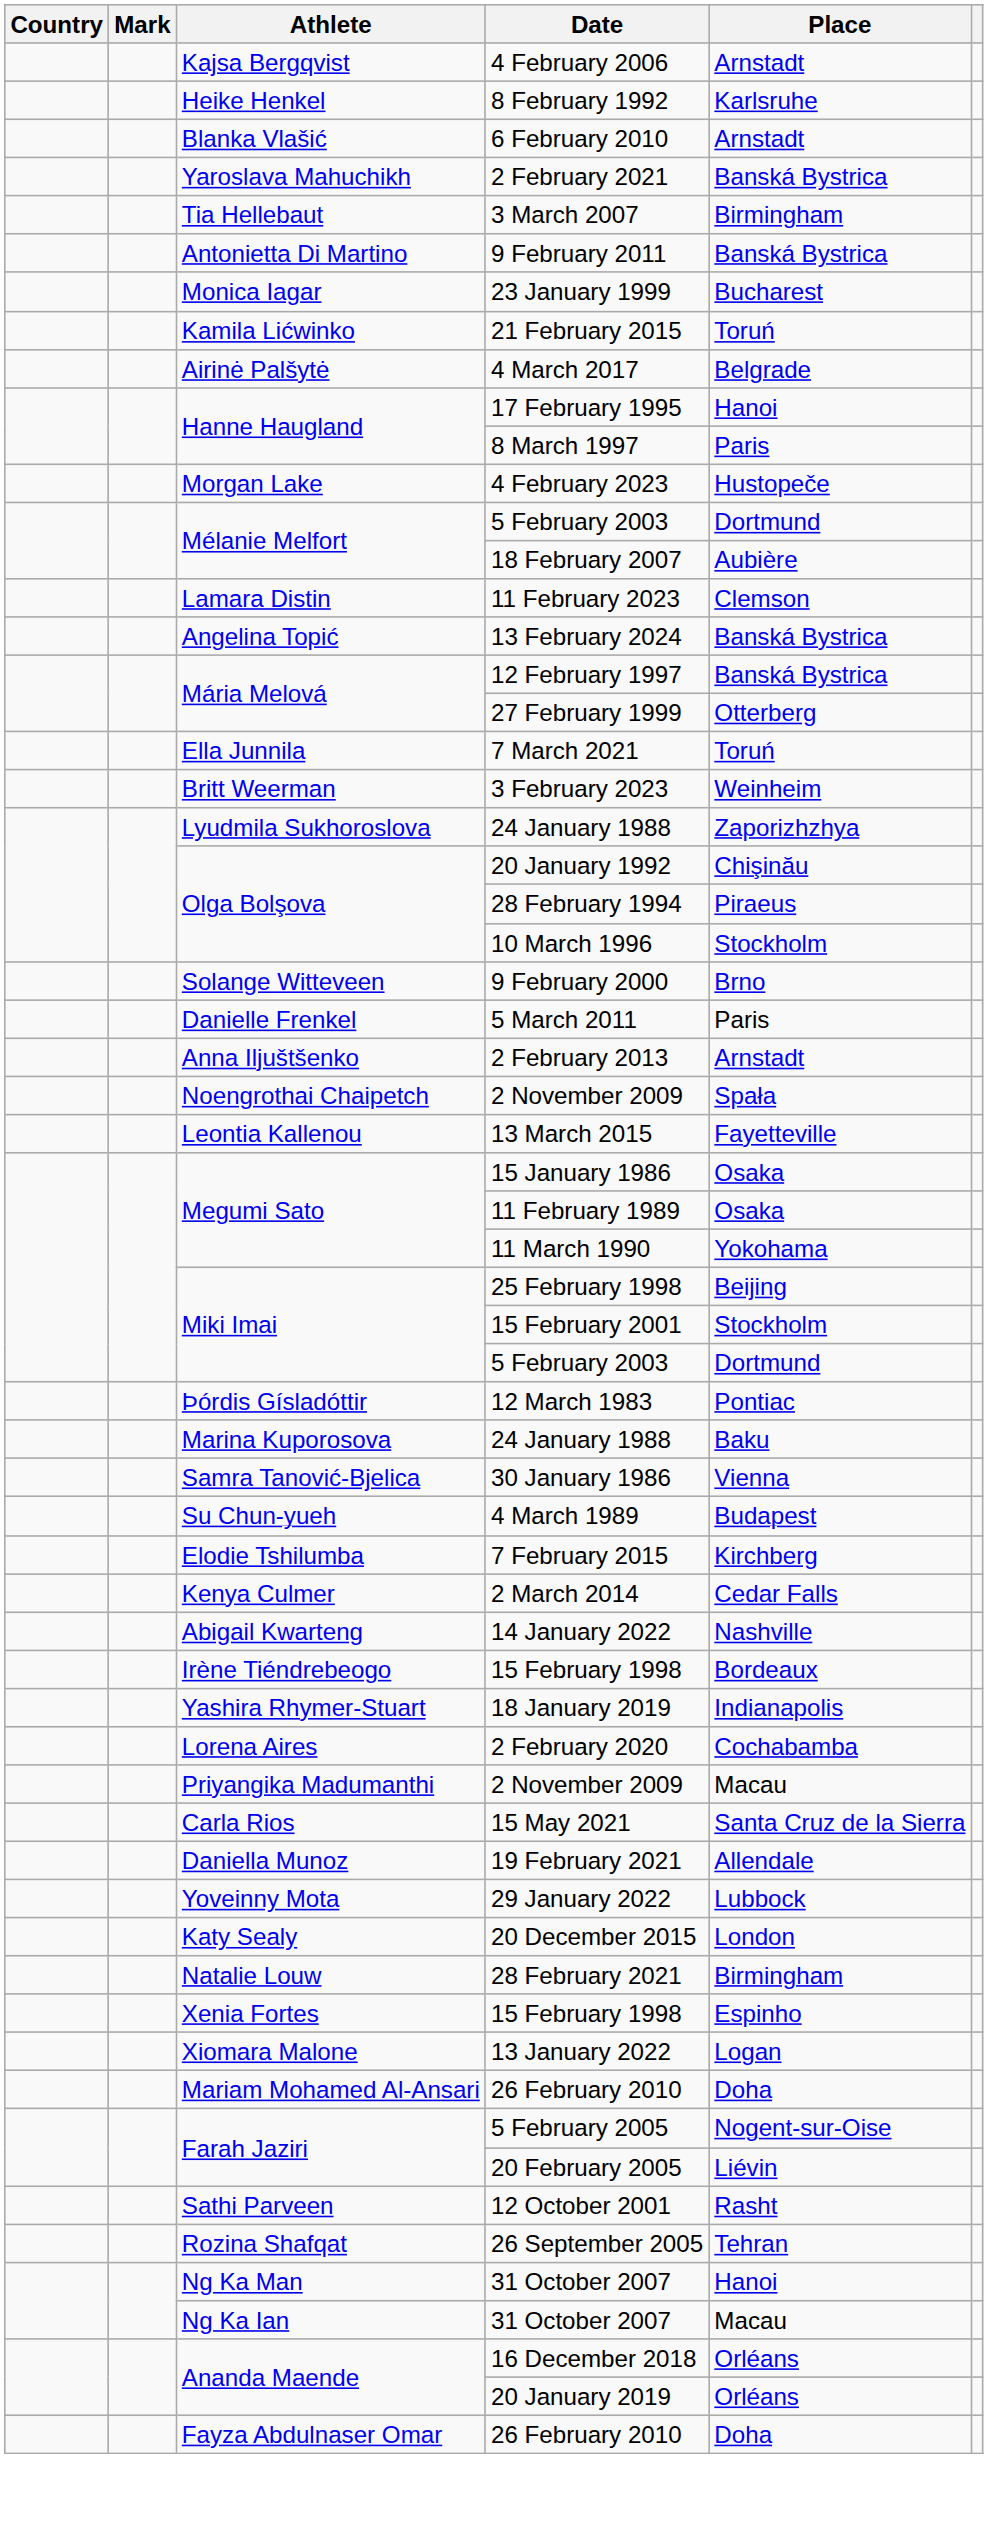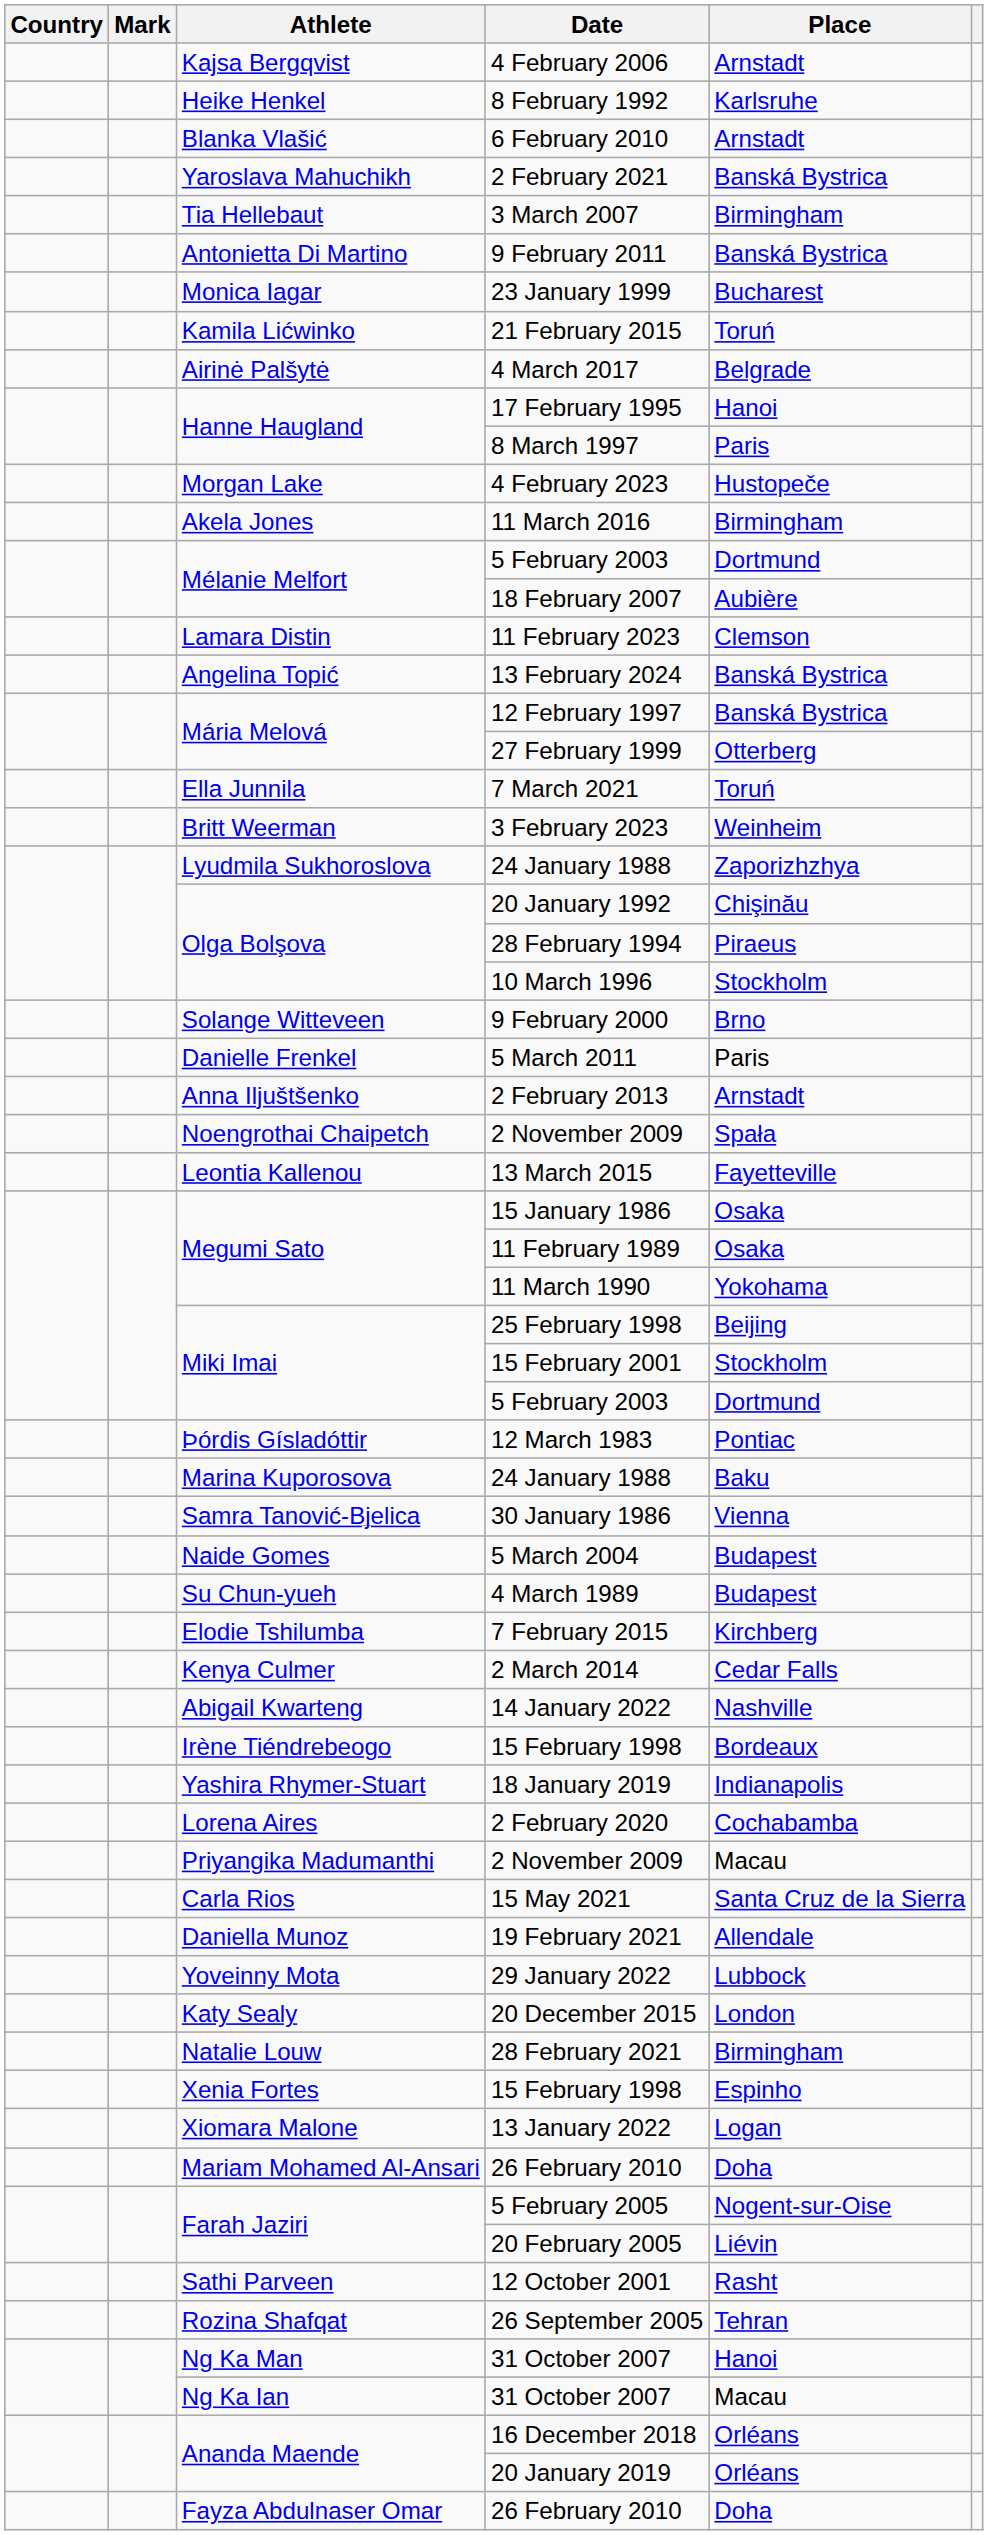+ row: (248, 521)
+ row: (256, 1554)
